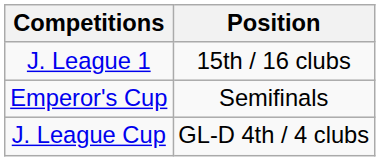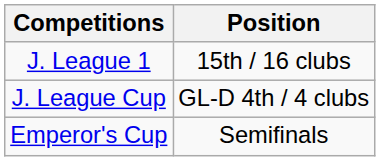rows swapped: (89, 98) <-> (89, 135)
